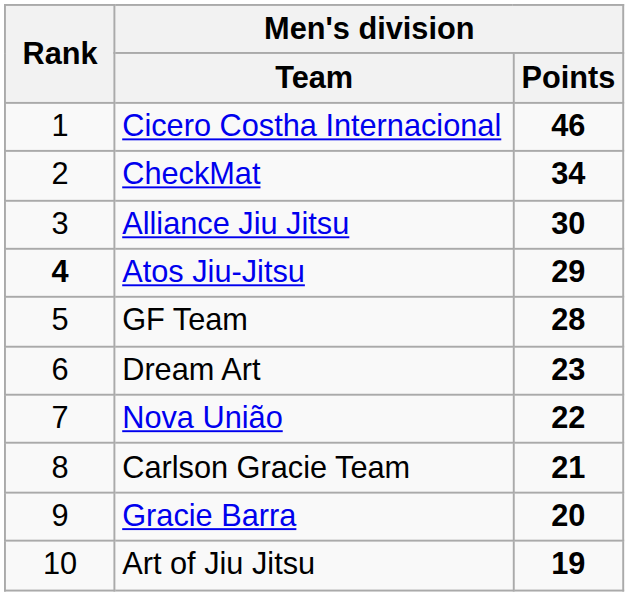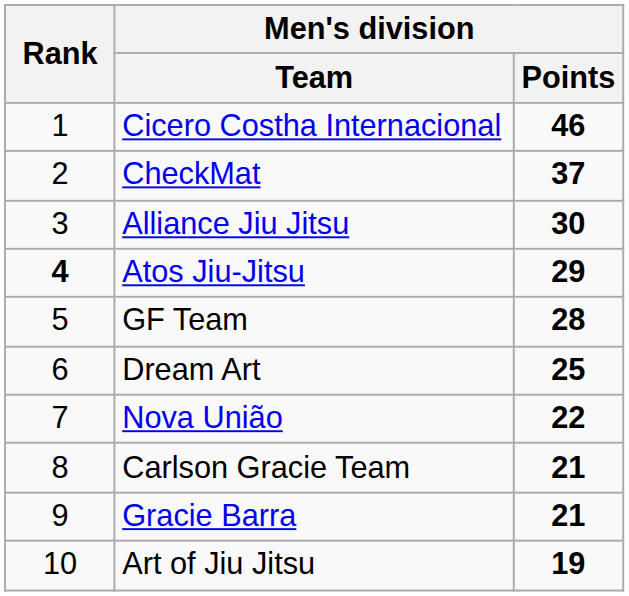(568, 175) 34 -> (568, 175) 37
(568, 369) 23 -> (568, 369) 25
(568, 516) 20 -> (568, 516) 21
